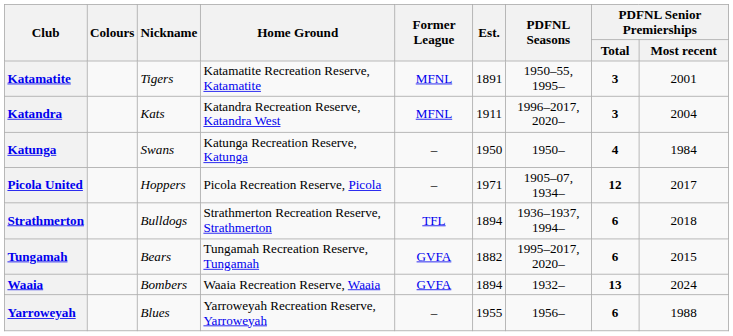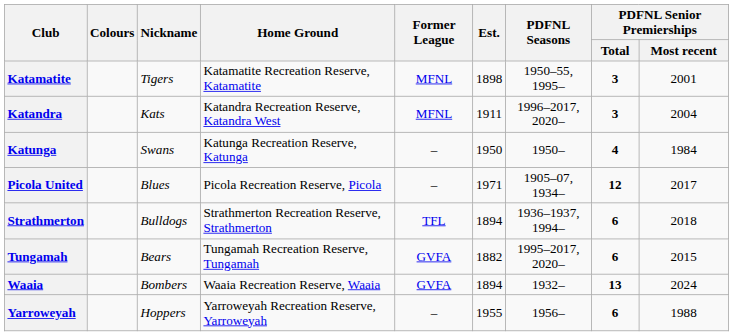(489, 78) 1891 -> (489, 78) 1898
(163, 185) Hoppers -> (155, 185) Blues
(155, 312) Blues -> (163, 312) Hoppers
